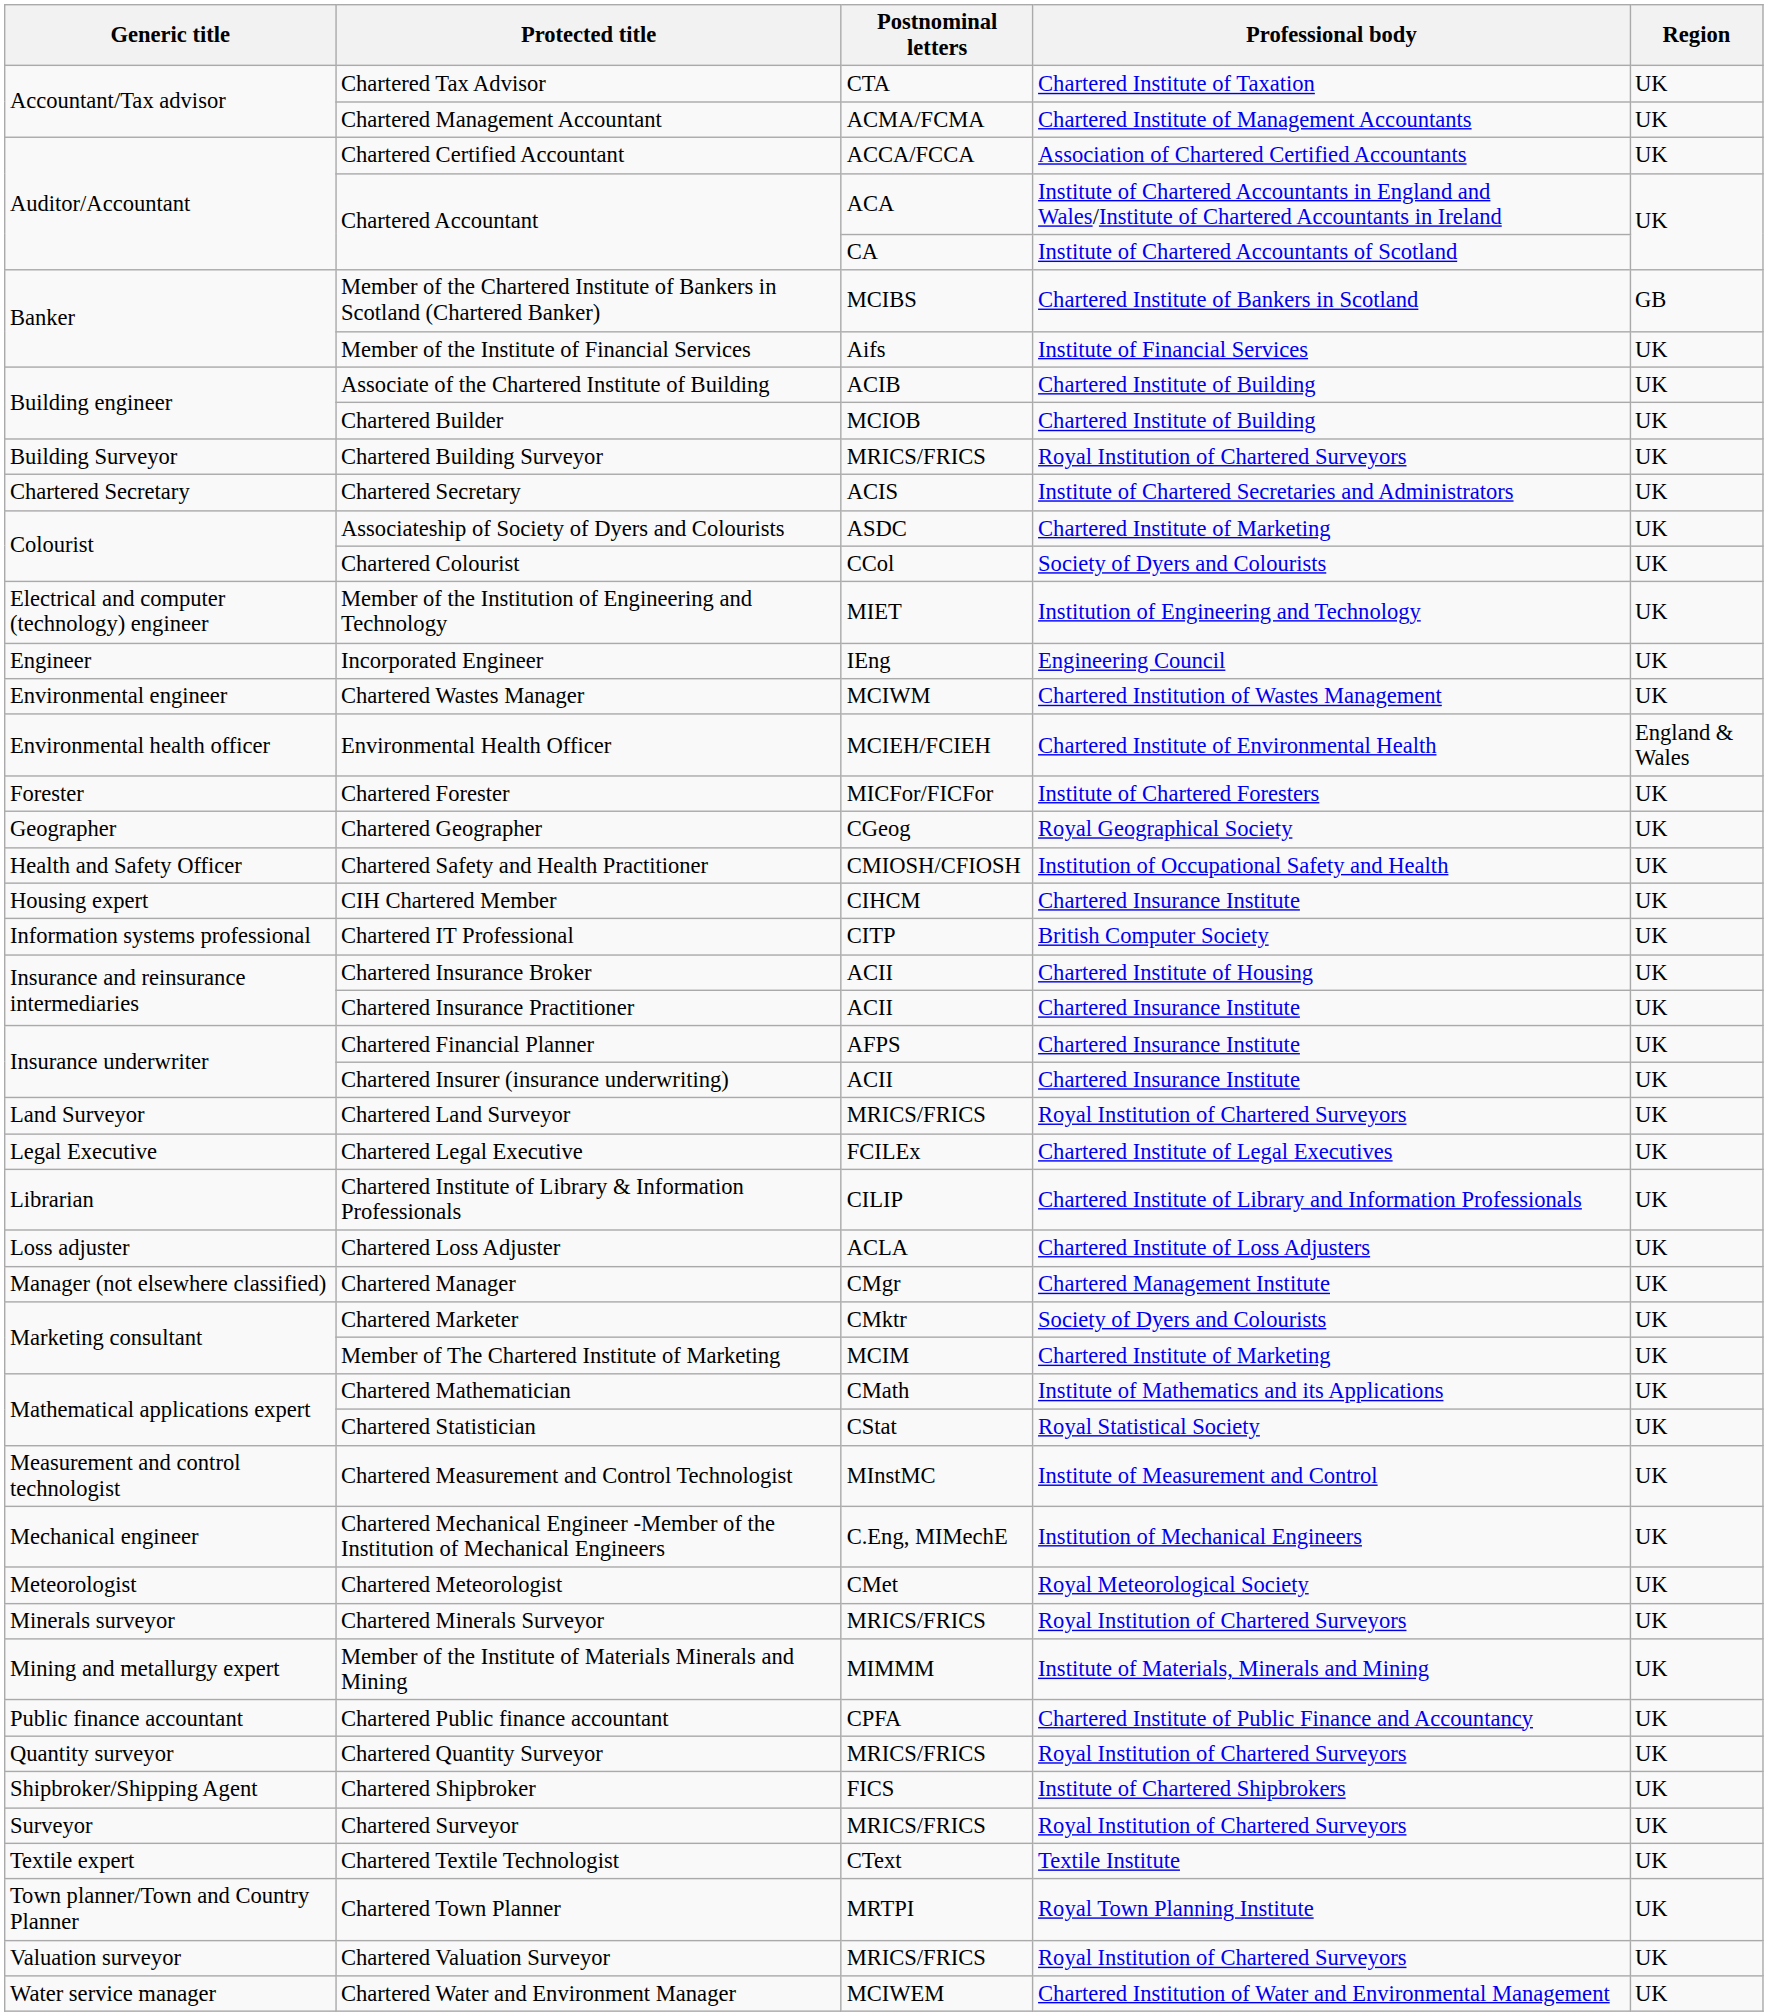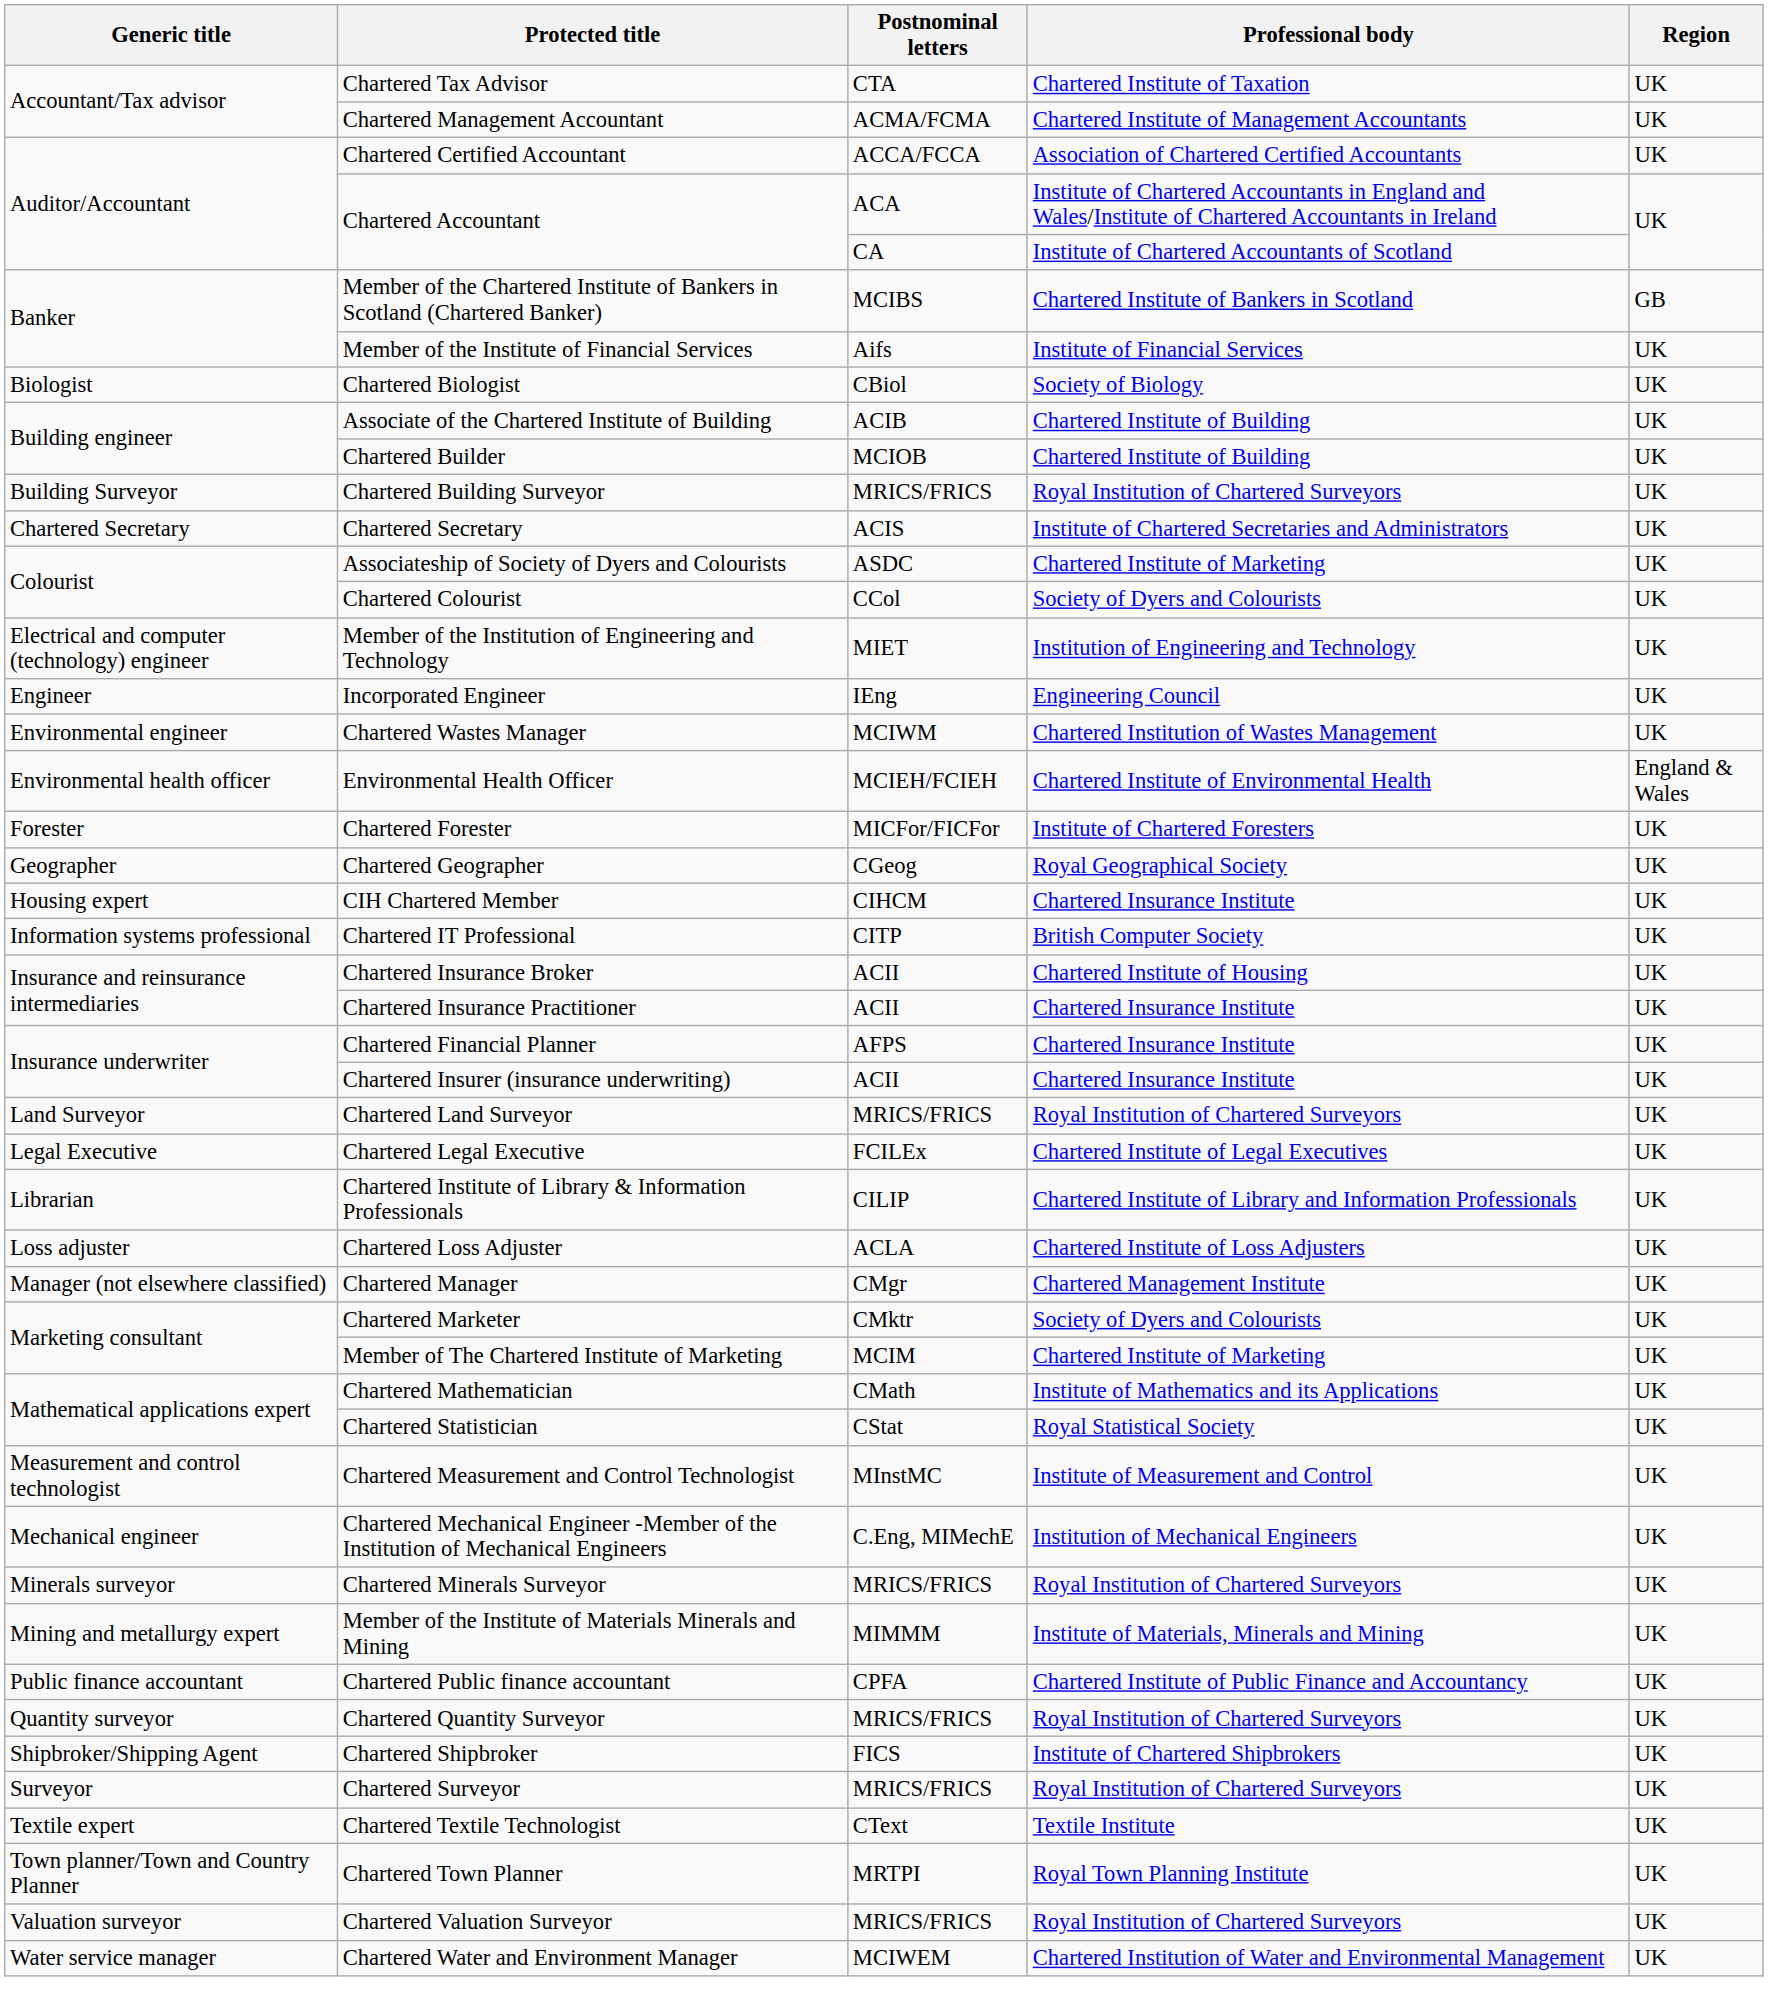+ row: (431, 384)
- row: (525, 864)
- row: (452, 1585)
